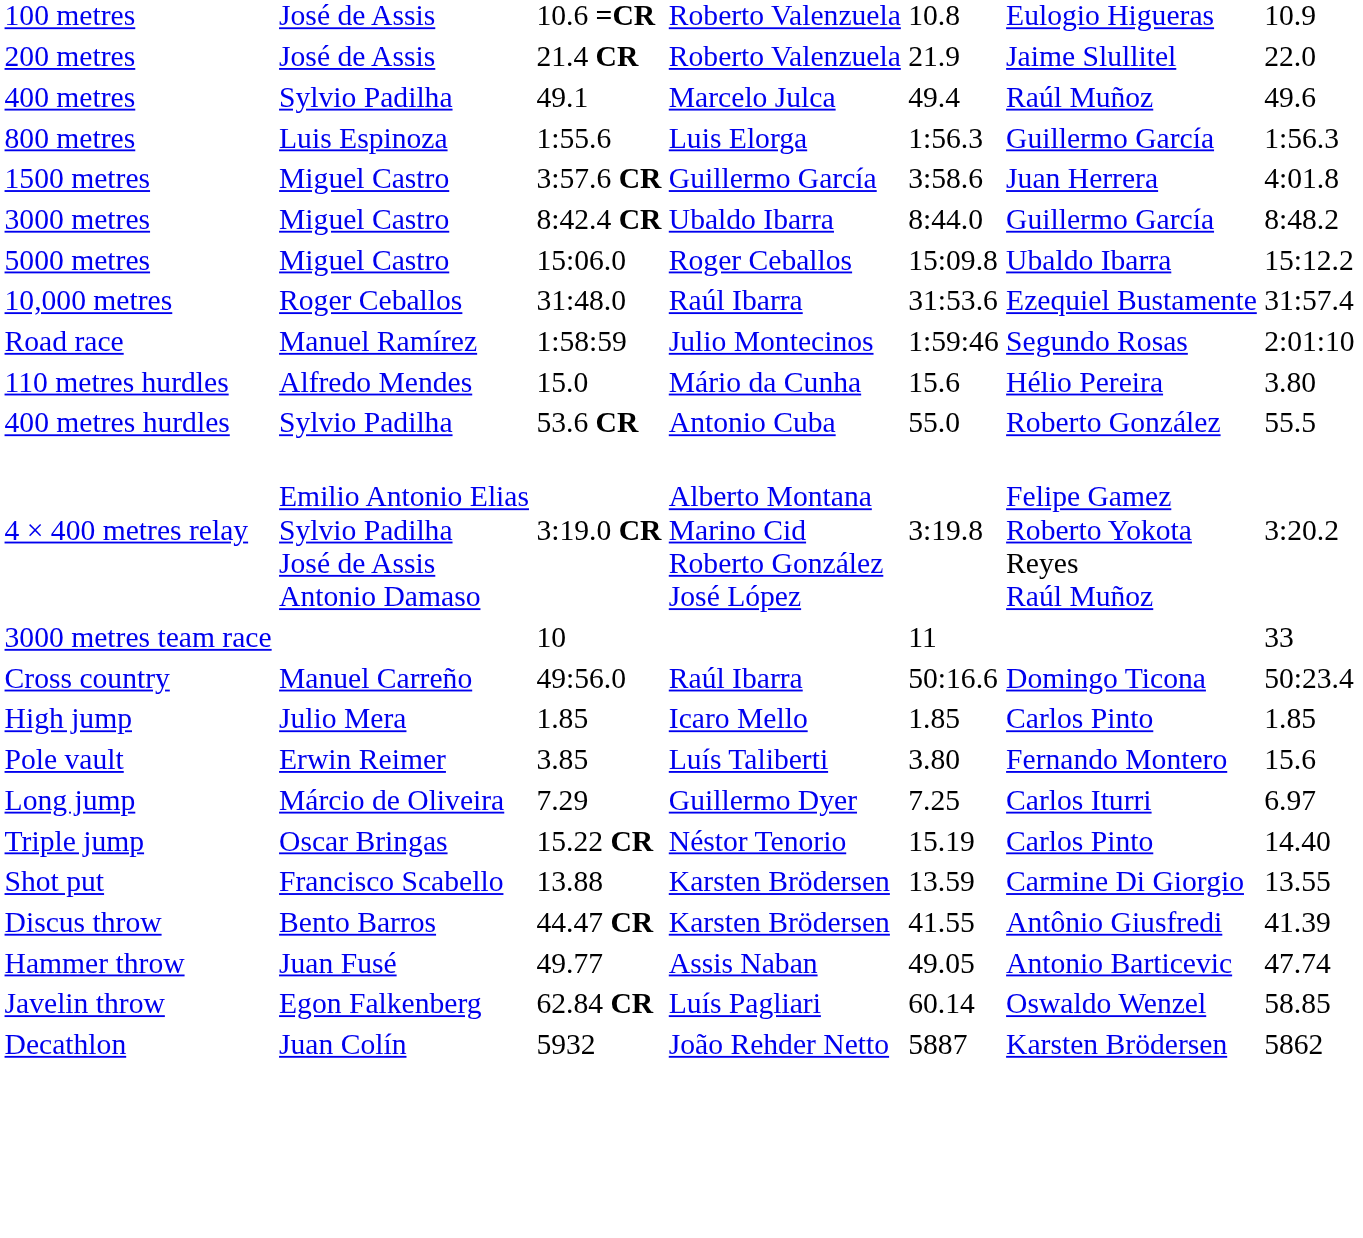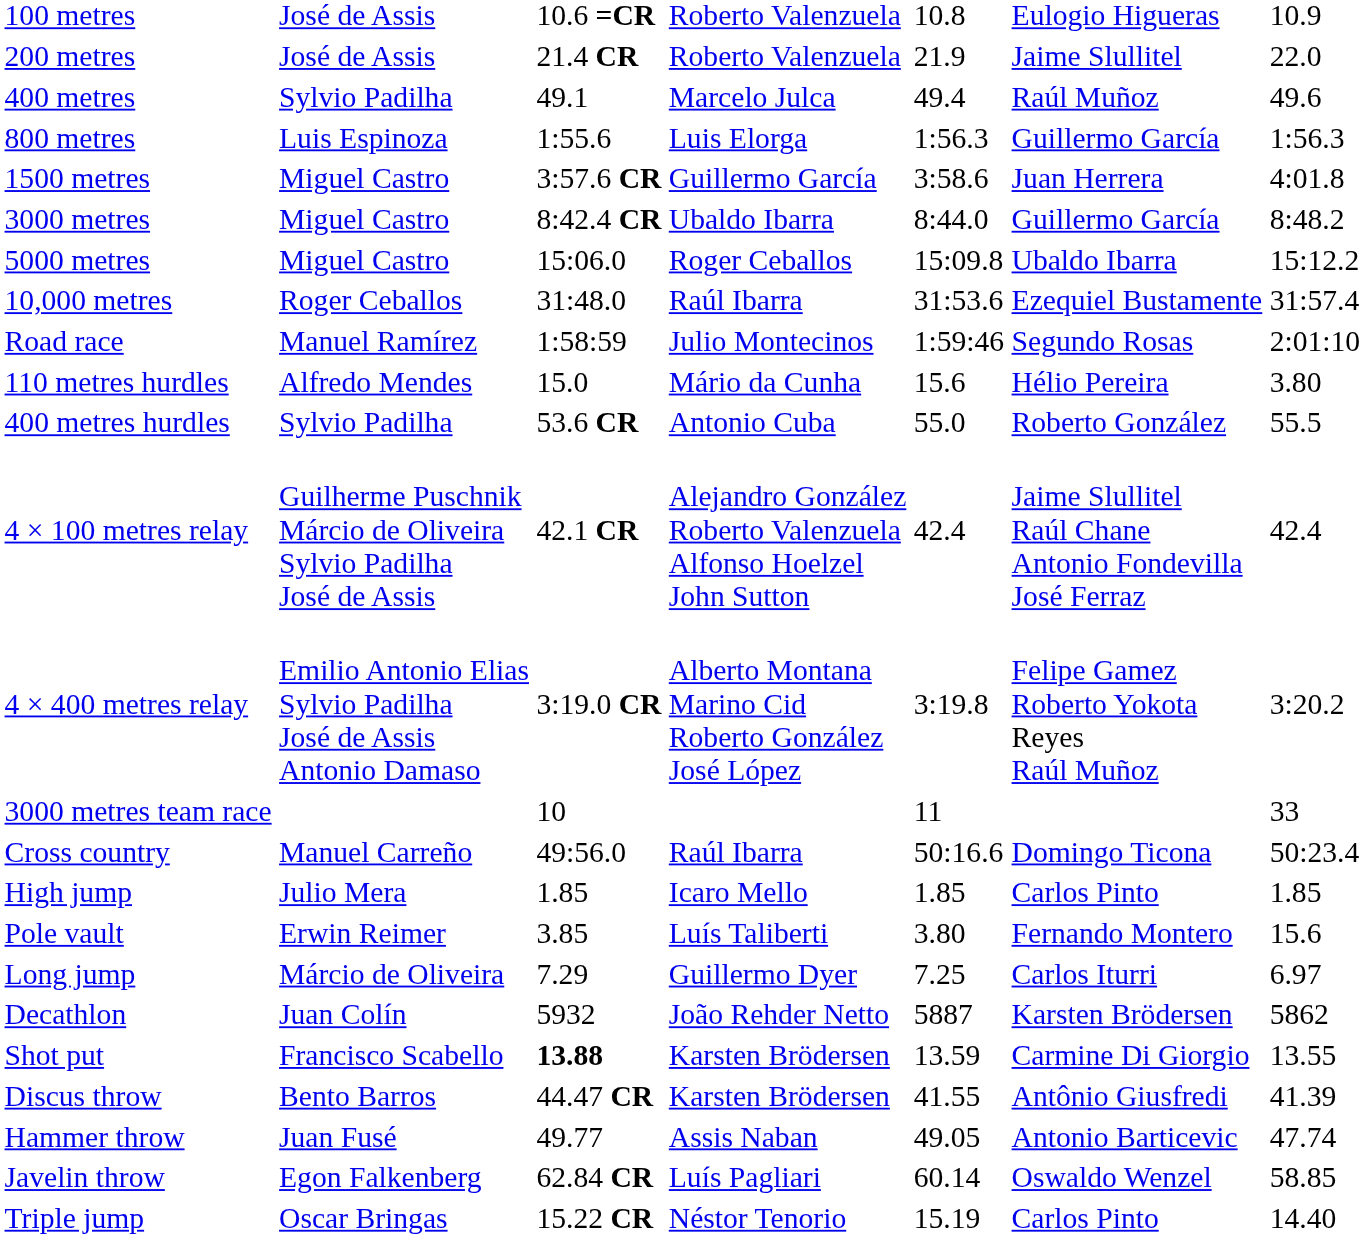+ row: (126, 530)
rows swapped: (74, 840) <-> (65, 1044)
(570, 881) normal -> (570, 1055) bold
